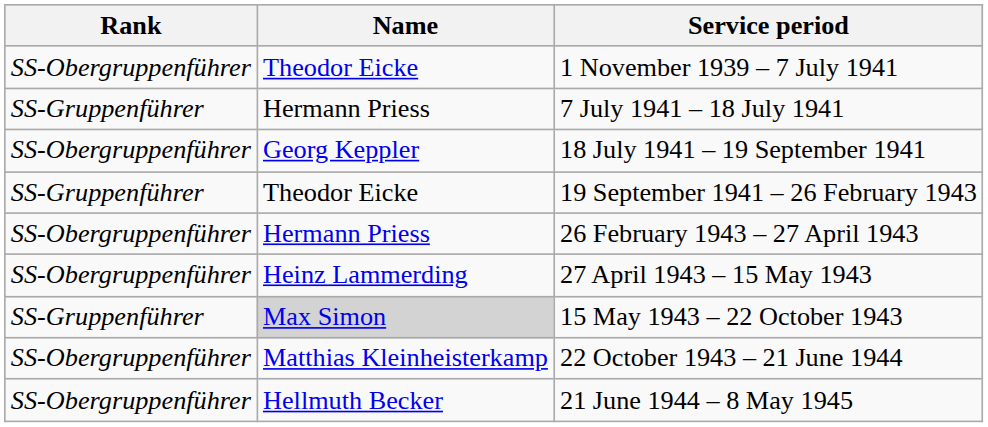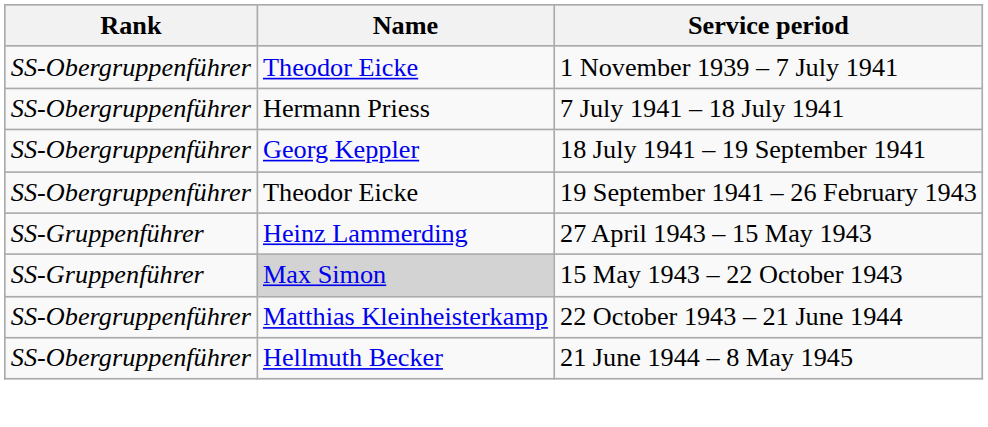(107, 108) SS-Gruppenführer -> (131, 108) SS-Obergruppenführer
(107, 191) SS-Gruppenführer -> (131, 191) SS-Obergruppenführer
- row: (739, 233)
(131, 274) SS-Obergruppenführer -> (107, 233) SS-Gruppenführer
